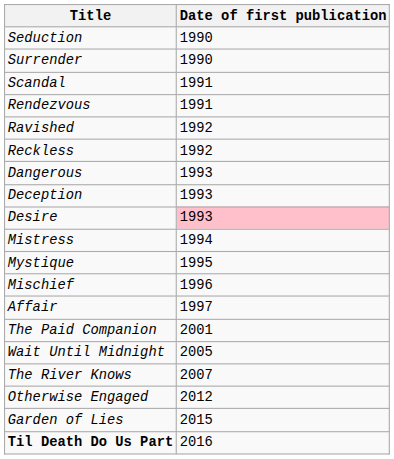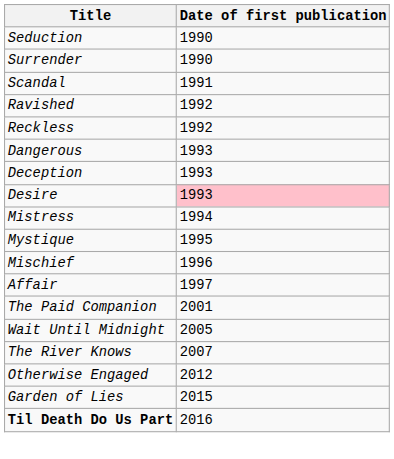- row: (49, 106)
